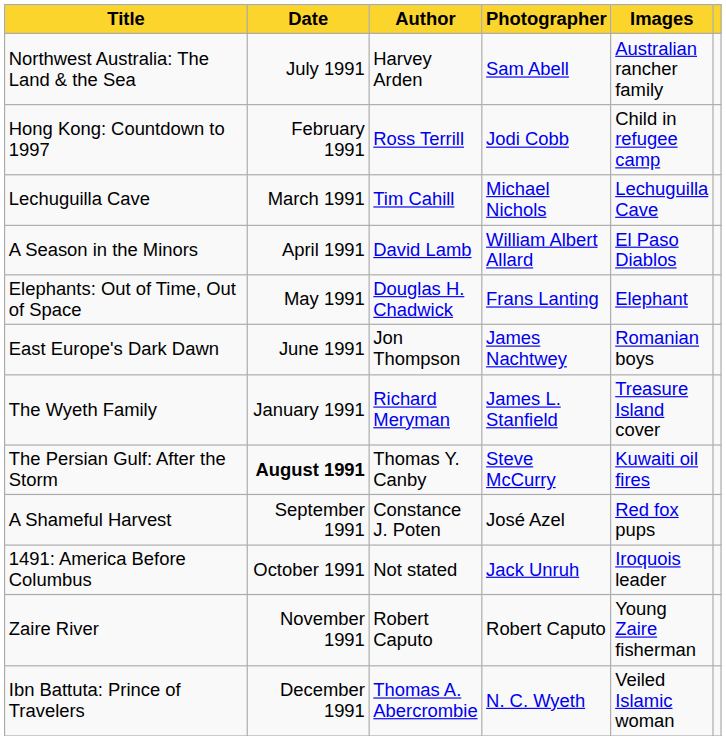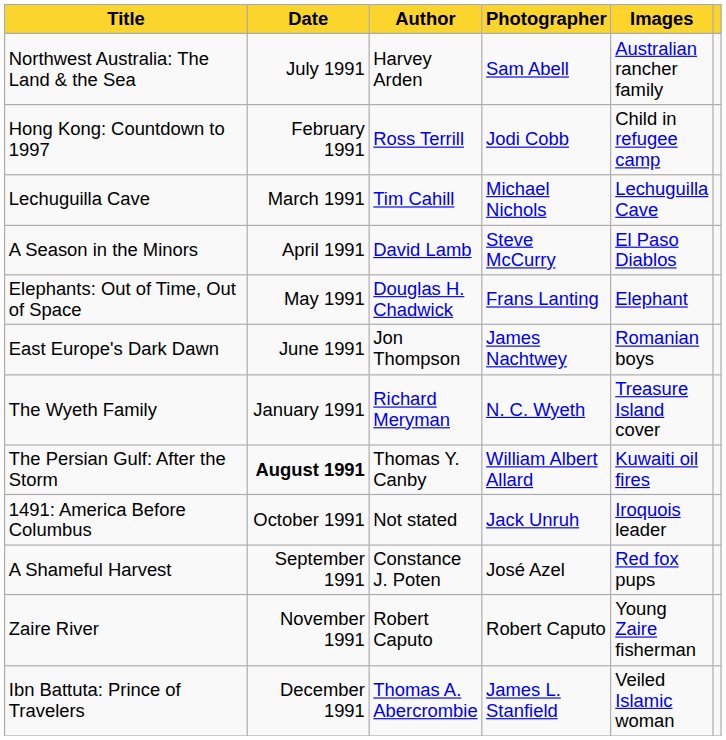(542, 249) William Albert Allard -> (521, 249) Steve McCurry
(523, 409) James L. Stanfield -> (536, 409) N. C. Wyeth
(521, 469) Steve McCurry -> (542, 469) William Albert Allard
rows swapped: (90, 519) <-> (97, 569)
(536, 700) N. C. Wyeth -> (523, 700) James L. Stanfield
